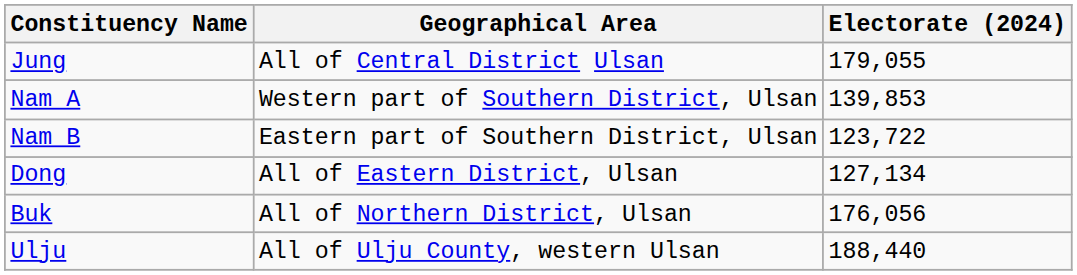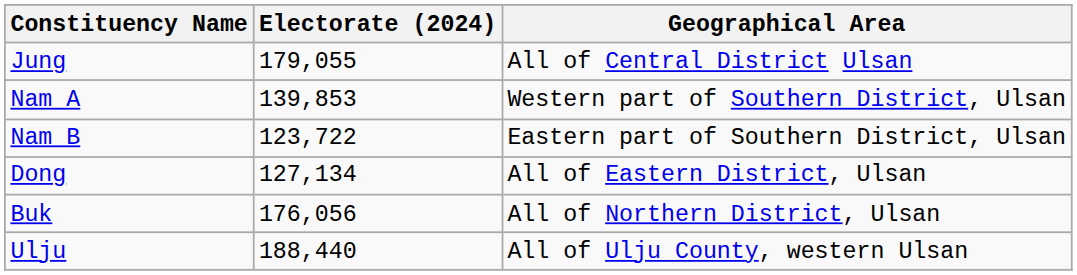columns swapped: (947, 24) <-> (538, 24)
